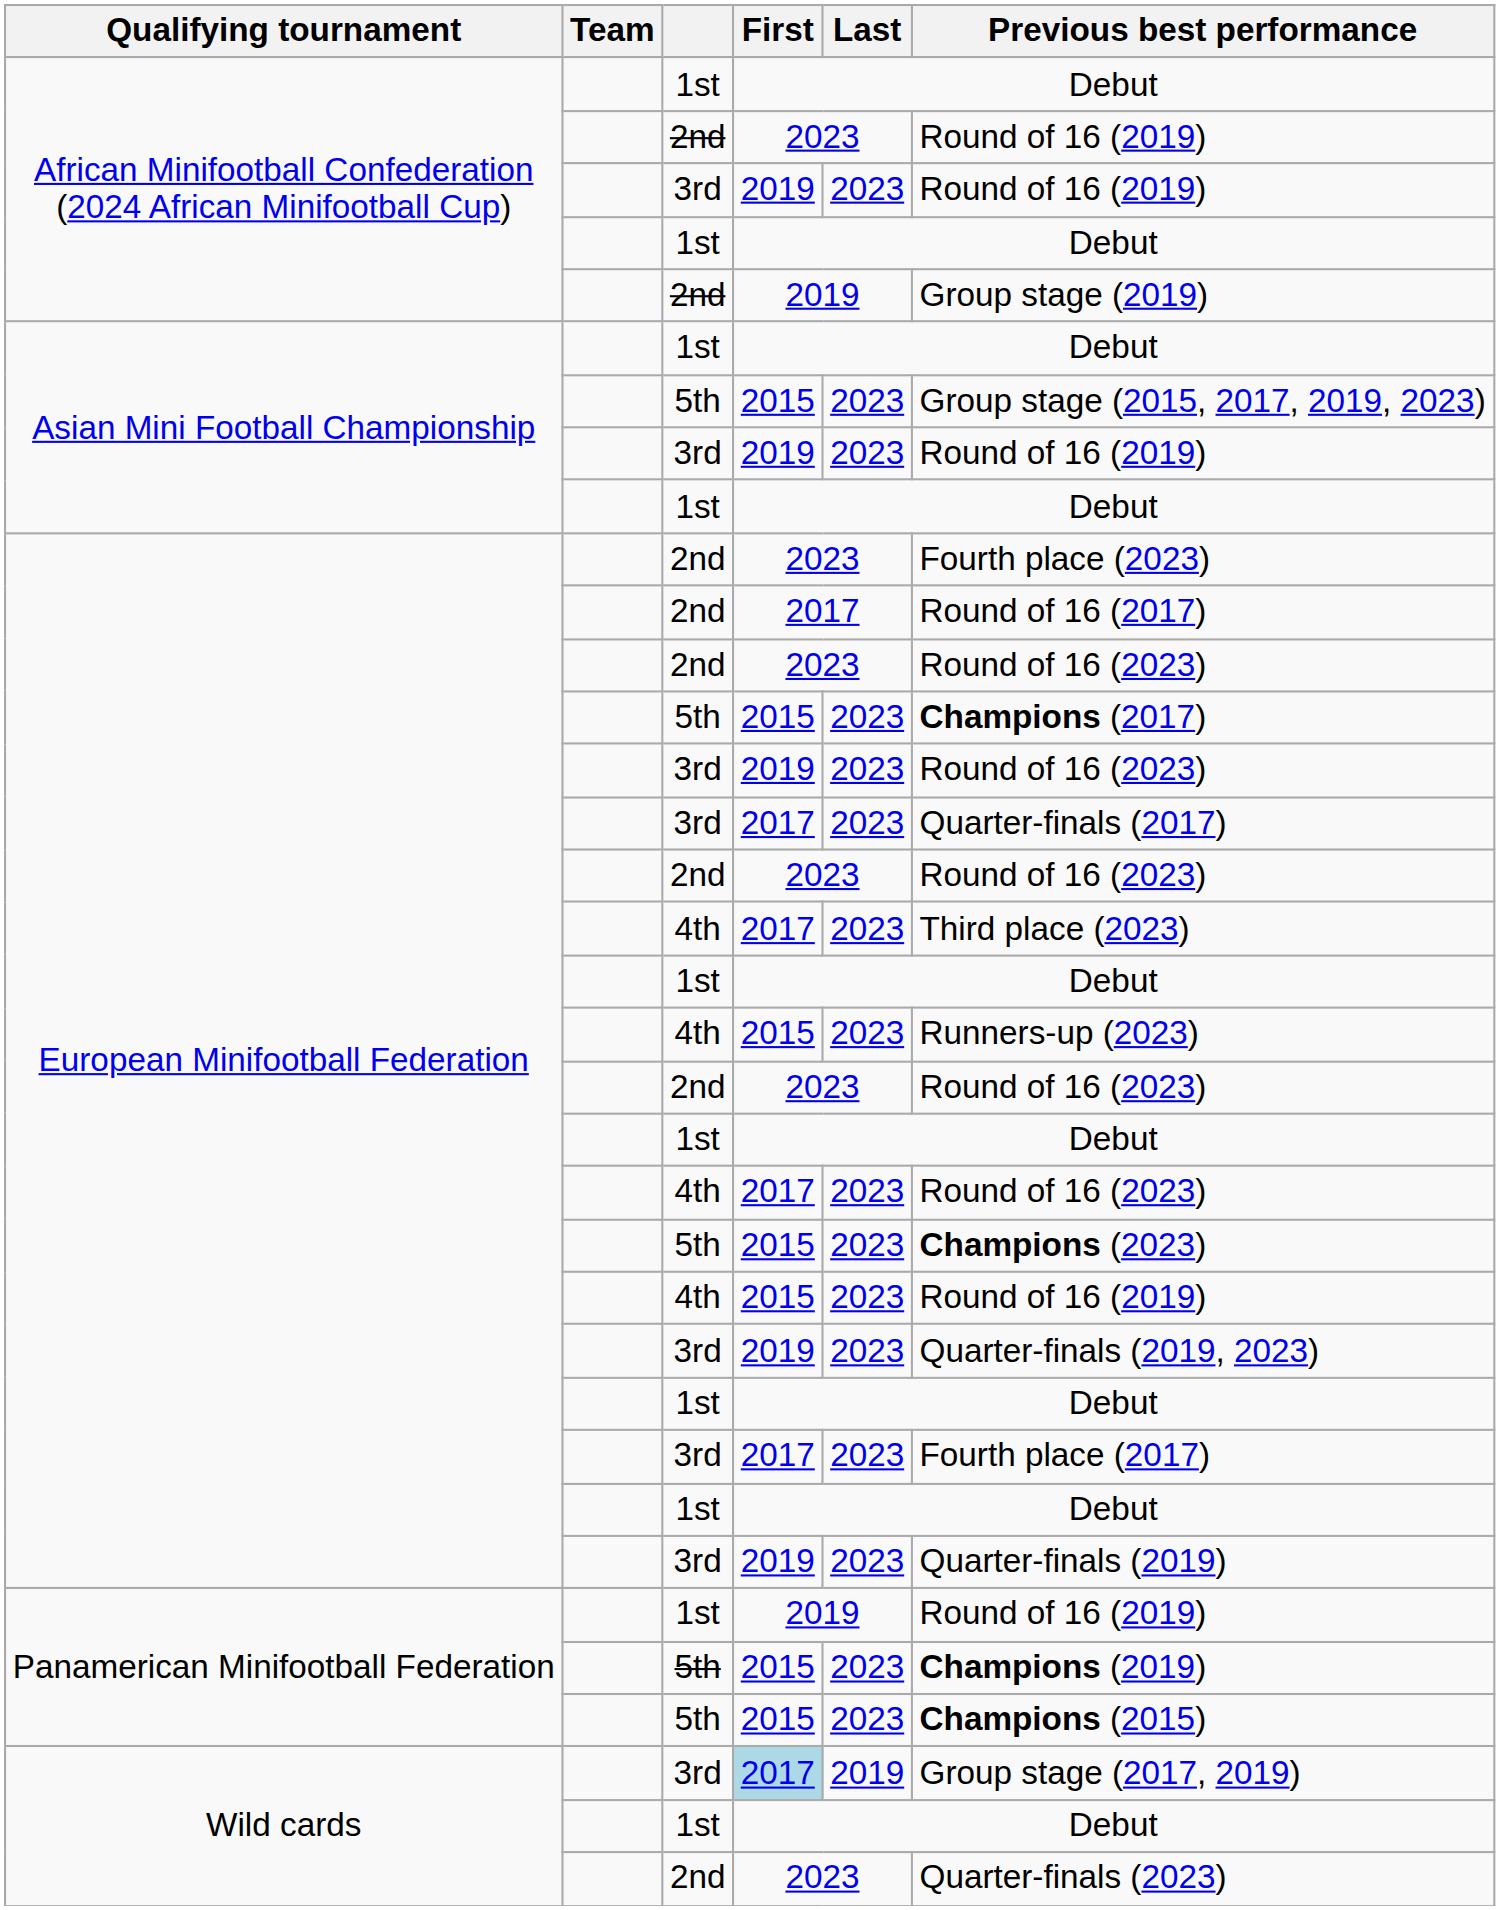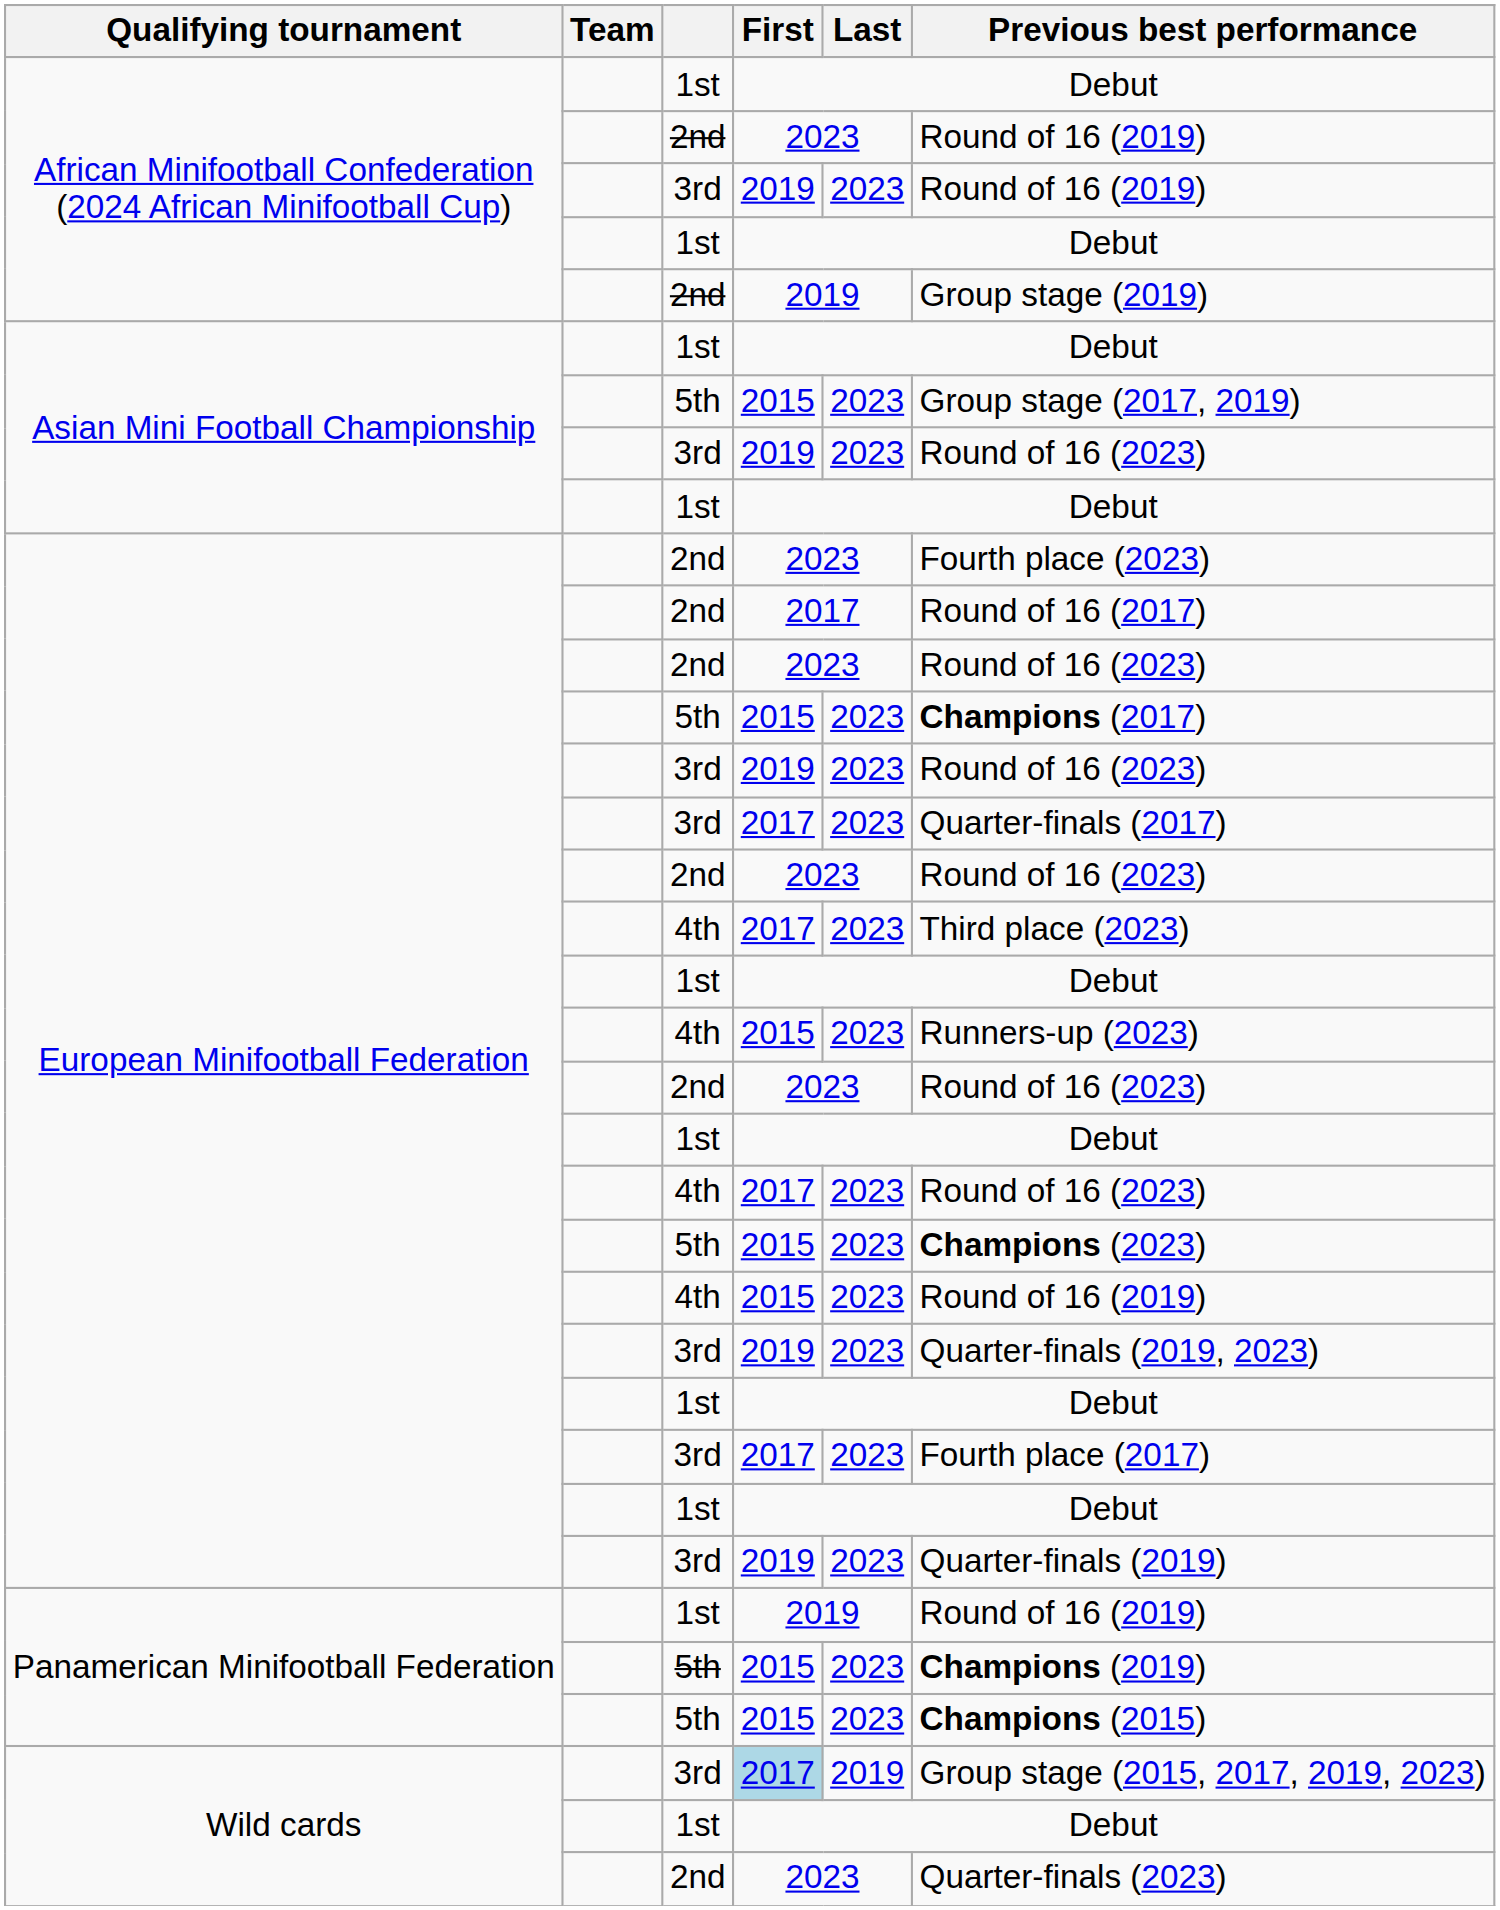(1203, 400) Group stage (2015, 2017, 2019, 2023) -> (1110, 400) Group stage (2017, 2019)
(1063, 453) Round of 16 (2019) -> (1063, 453) Round of 16 (2023)
(1110, 1772) Group stage (2017, 2019) -> (1203, 1772) Group stage (2015, 2017, 2019, 2023)
